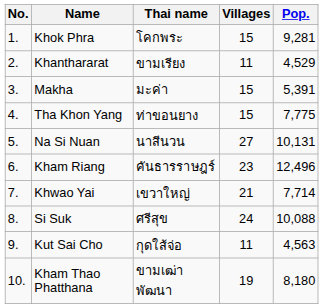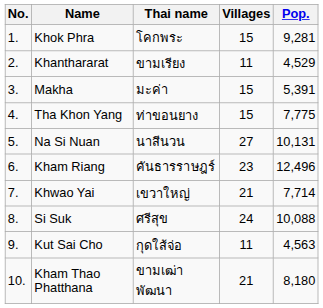(246, 280) 19 -> (246, 280) 21
